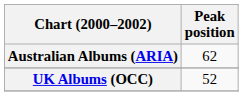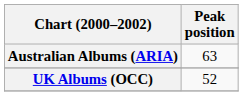(210, 56) 62 -> (210, 56) 63
